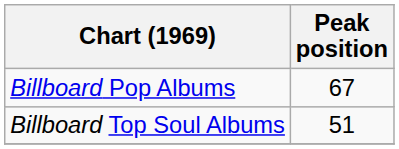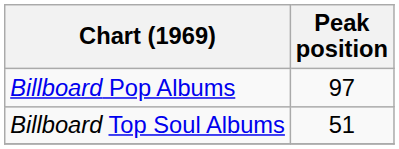(342, 87) 67 -> (342, 87) 97
